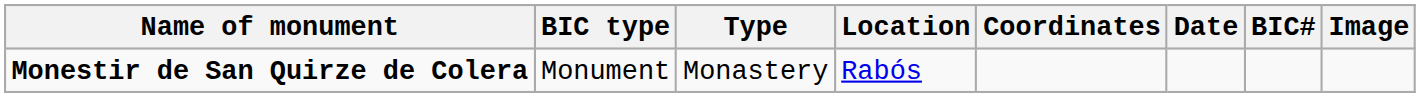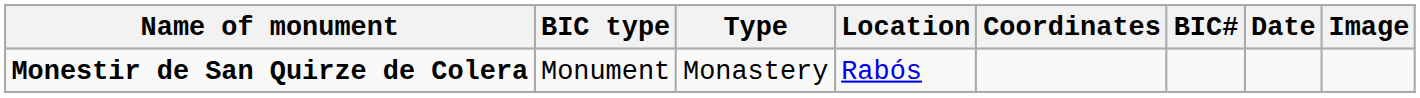columns swapped: (1283, 27) <-> (1206, 27)
